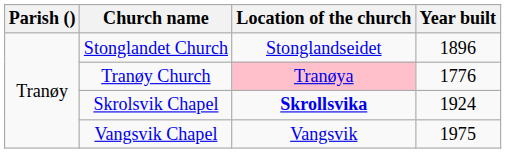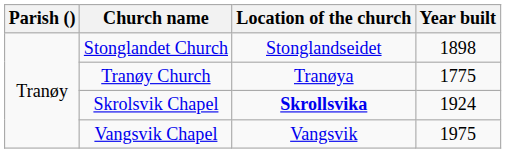(458, 47) 1896 -> (458, 47) 1898
(324, 76) pink background -> (324, 76) no background
(458, 76) 1776 -> (458, 76) 1775
